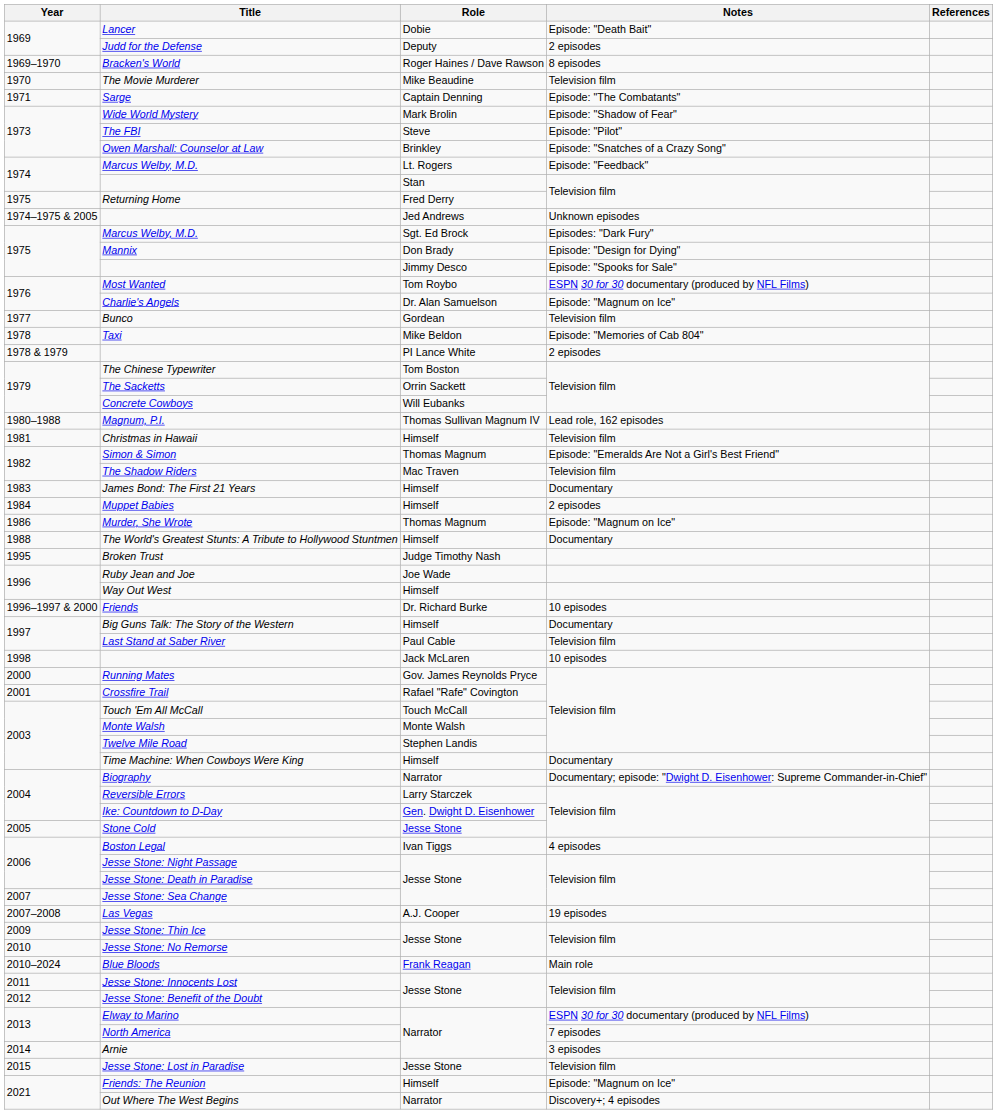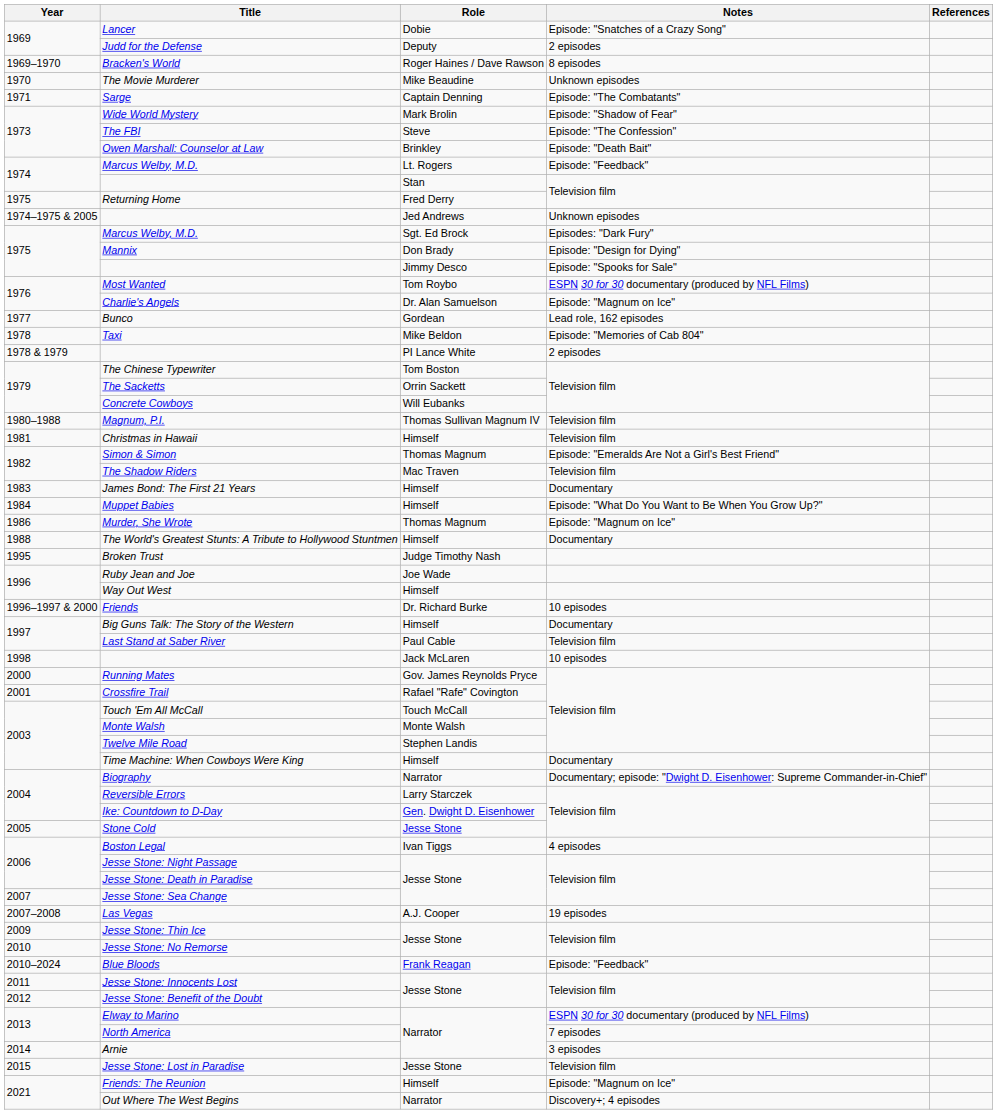(600, 30) Episode: "Death Bait" -> (637, 30) Episode: "Snatches of a Crazy Song"
(582, 81) Television film -> (594, 81) Unknown episodes
(585, 132) Episode: "Pilot" -> (613, 132) Episode: "The Confession"
(637, 149) Episode: "Snatches of a Crazy Song" -> (600, 149) Episode: "Death Bait"
(582, 319) Television film -> (606, 319) Lead role, 162 episodes
(606, 421) Lead role, 162 episodes -> (582, 421) Television film
(575, 506) 2 episodes -> (686, 506) Episode: "What Do You Want to Be When You Grow Up?"
(571, 965) Main role -> (599, 965) Episode: "Feedback"
